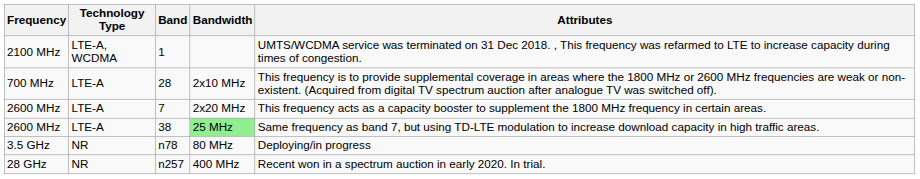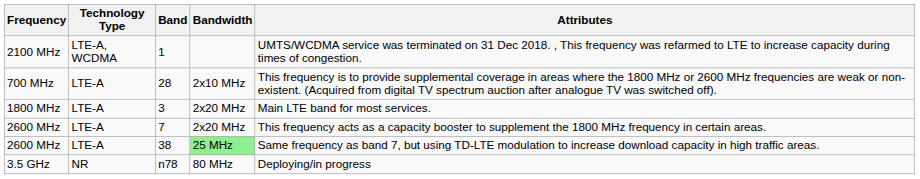+ row: (161, 108)
- row: (171, 164)
